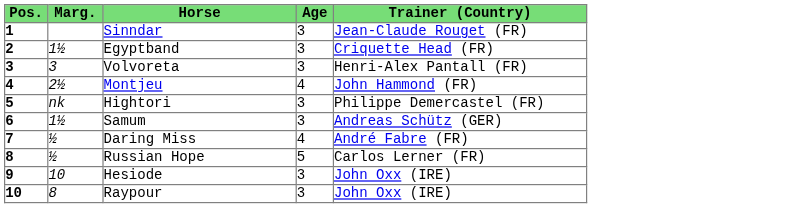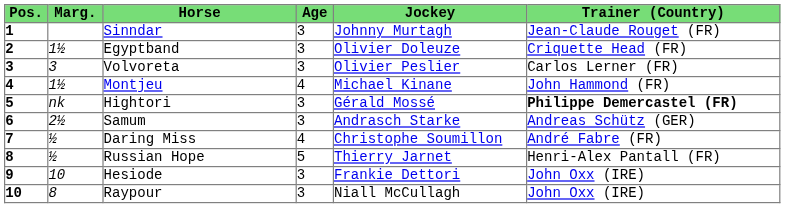+ column: (430, 14)
(431, 68) Henri-Alex Pantall (FR) -> (603, 68) Carlos Lerner (FR)
(57, 86) 2½ -> (57, 86) 1½
(439, 104) normal -> (632, 104) bold
(57, 122) 1½ -> (57, 122) 2½
(410, 158) Carlos Lerner (FR) -> (624, 158) Henri-Alex Pantall (FR)
